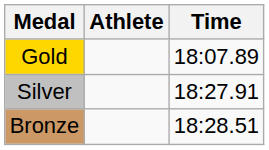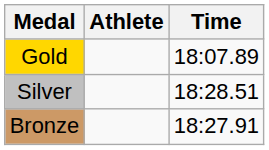(216, 91) 18:27.91 -> (216, 91) 18:28.51
(216, 126) 18:28.51 -> (216, 126) 18:27.91
